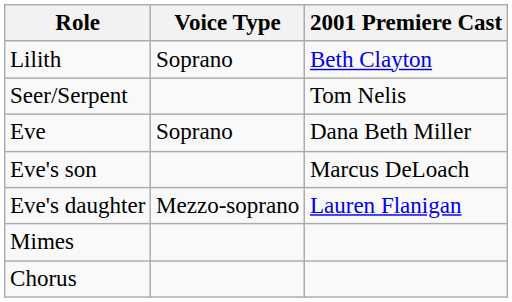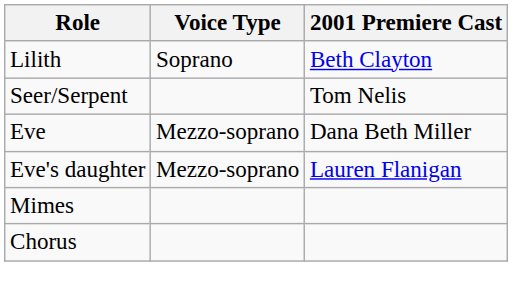(194, 132) Soprano -> (228, 132) Mezzo-soprano
- row: (53, 168)
